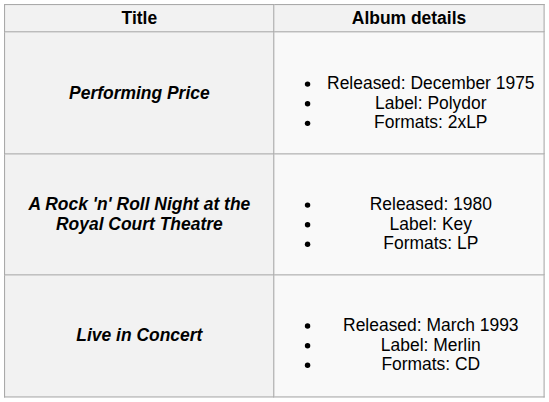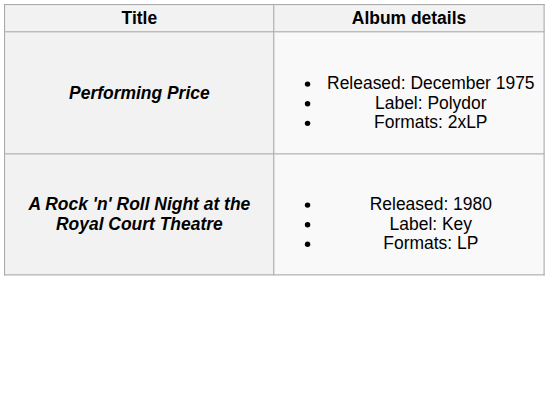- row: (139, 335)
